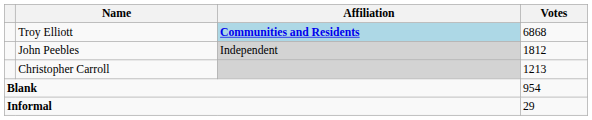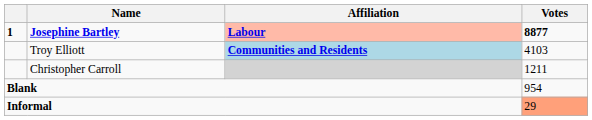+ row: (75, 32)
(535, 32) 6868 -> (536, 50) 4103
- row: (49, 50)
(535, 69) 1213 -> (536, 69) 1211
(529, 106) no background -> (530, 106) lightsalmon background
